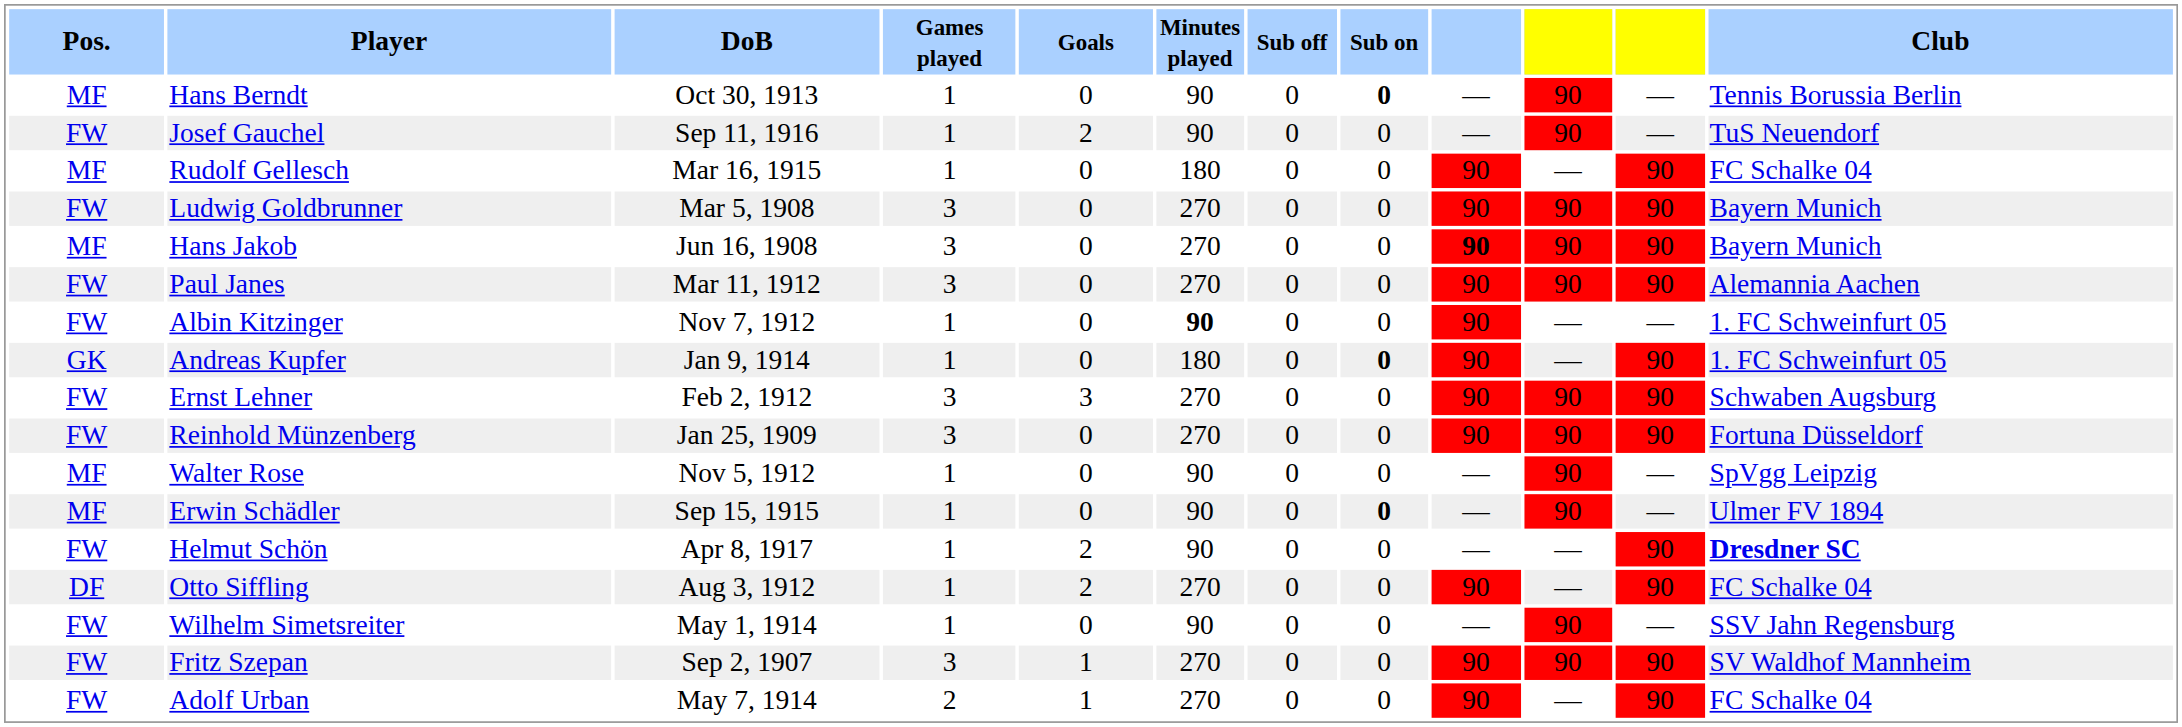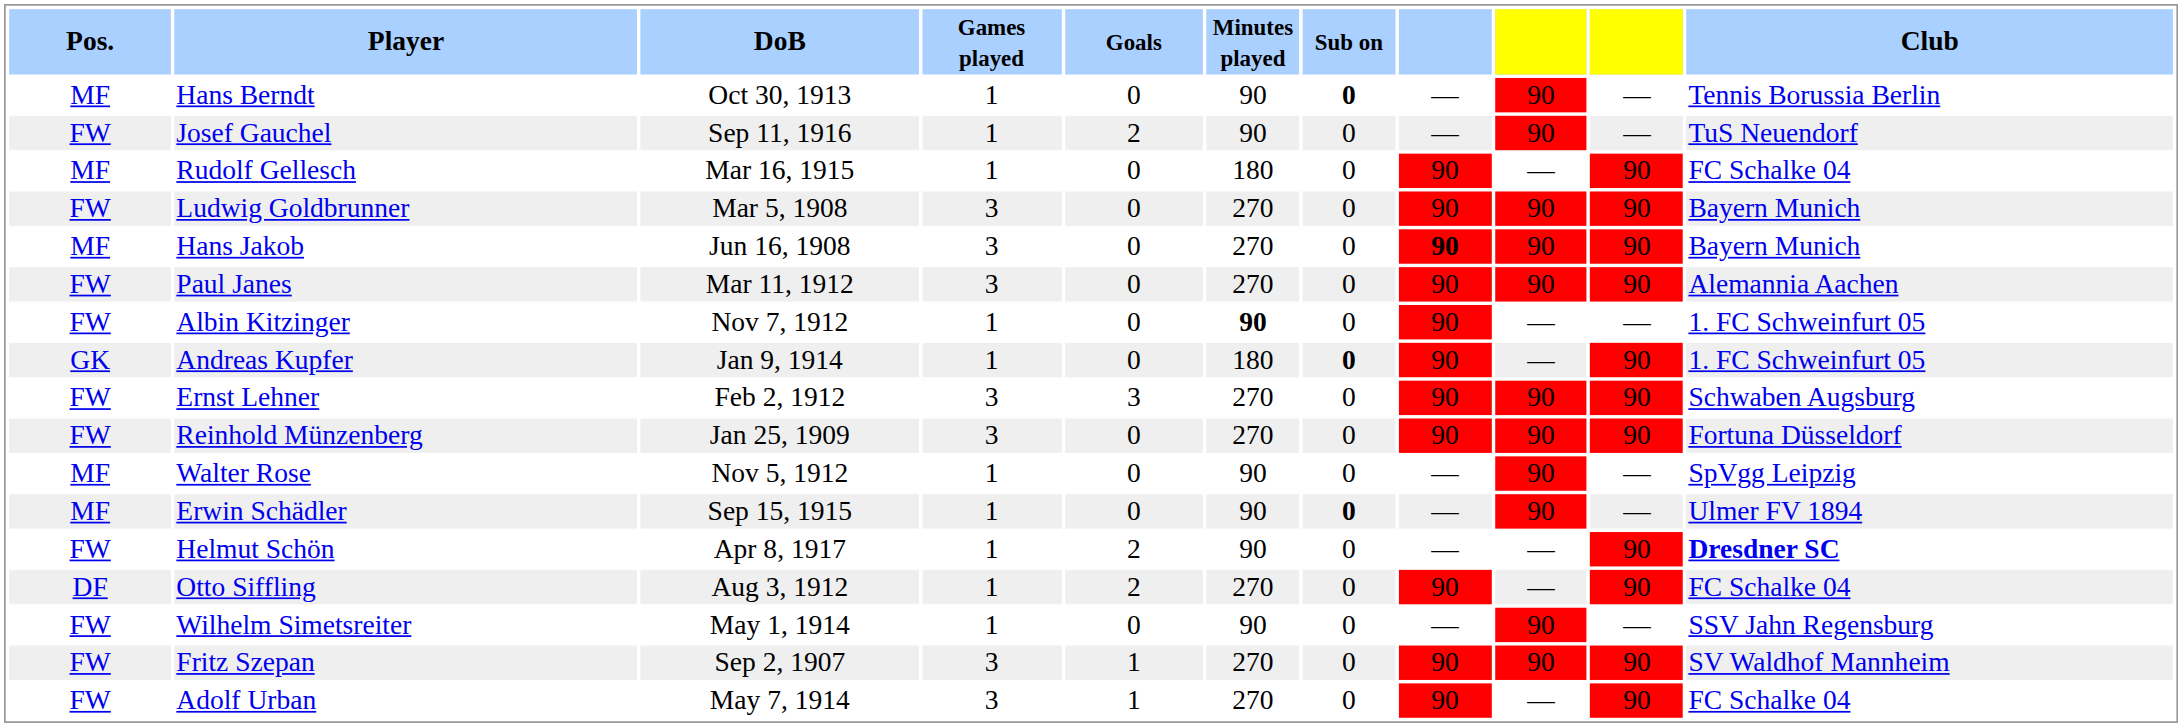- column: (1292, 43)
(950, 700) 2 -> (992, 700) 3
